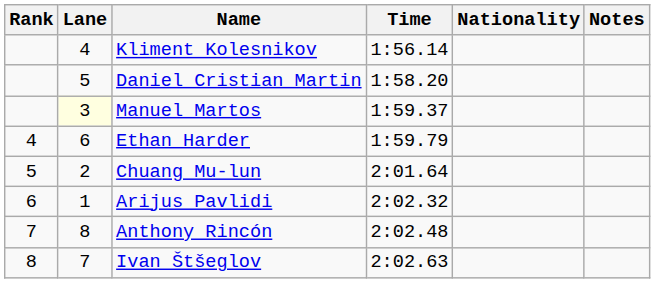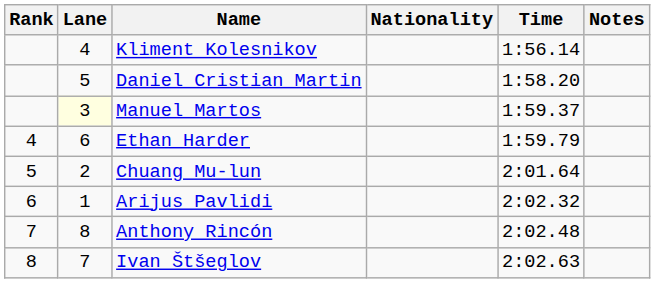columns swapped: (519, 20) <-> (409, 20)
